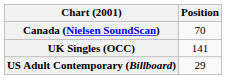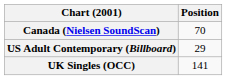rows swapped: (91, 48) <-> (91, 65)
